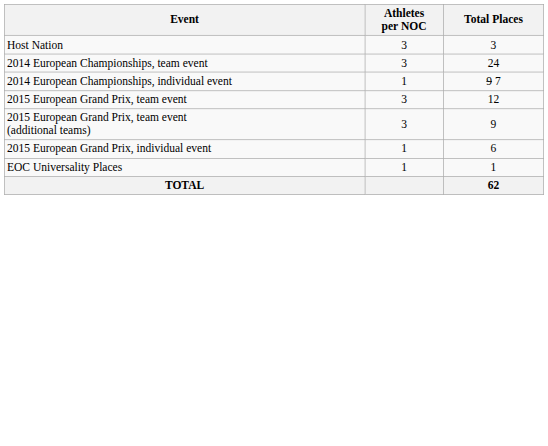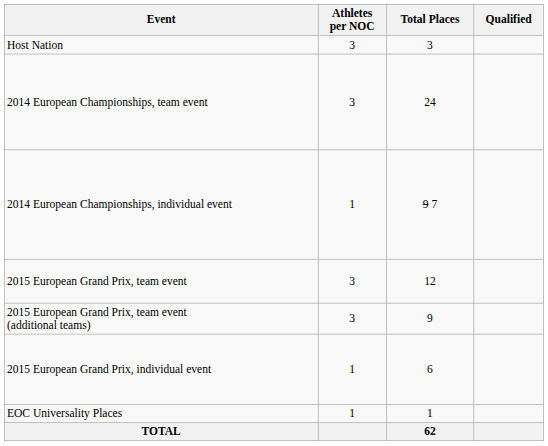+ column: (509, 20)
